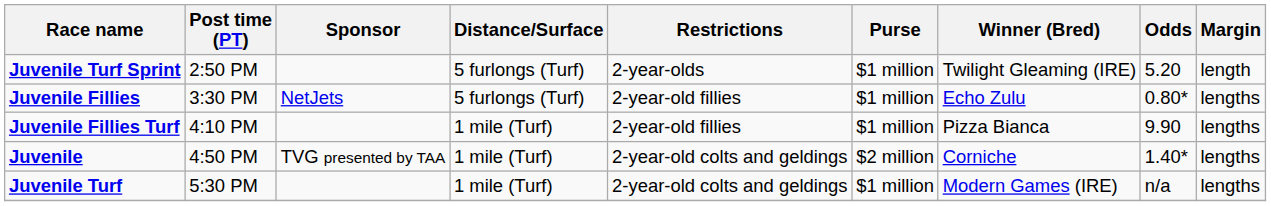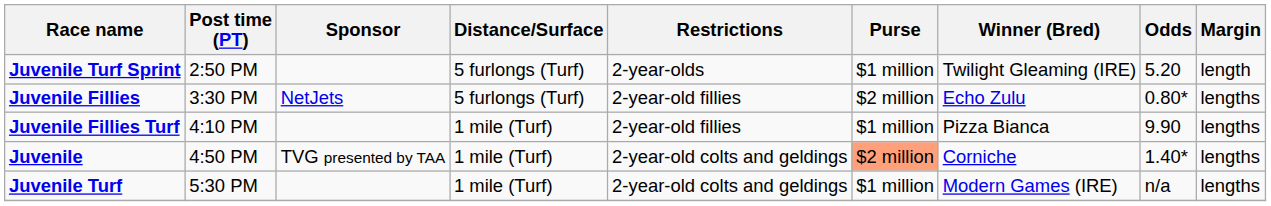(895, 98) $1 million -> (895, 98) $2 million
(895, 157) no background -> (895, 157) lightsalmon background
